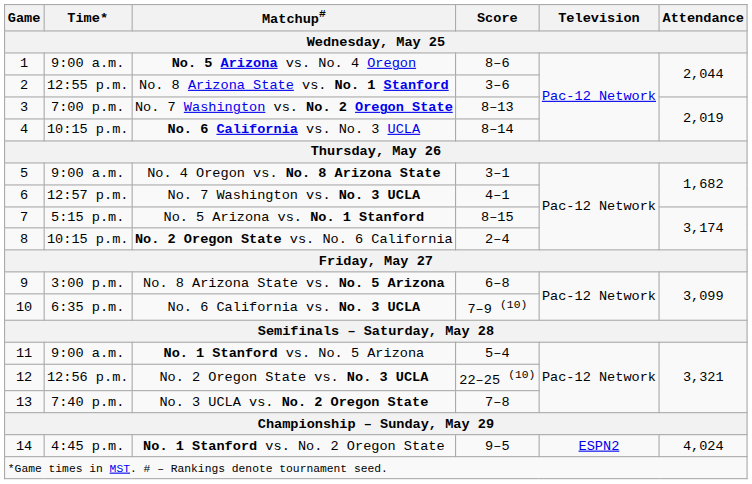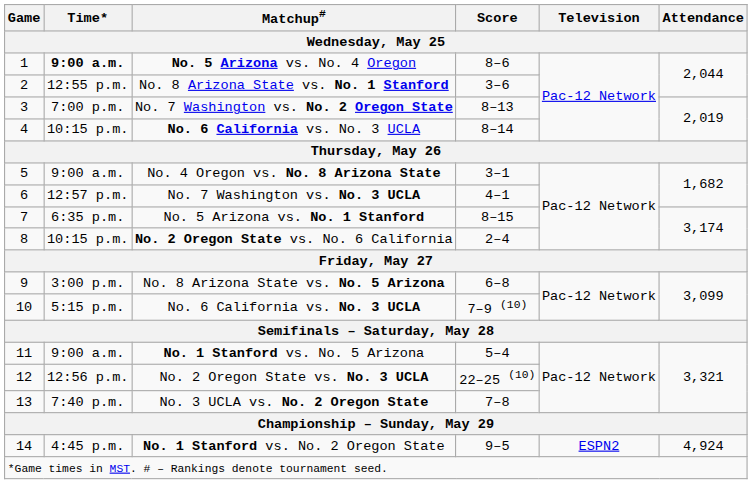(88, 64) normal -> (88, 64) bold
(88, 218) 5:15 p.m. -> (88, 218) 6:35 p.m.
(88, 308) 6:35 p.m. -> (88, 308) 5:15 p.m.
(703, 446) 4,024 -> (703, 446) 4,924
